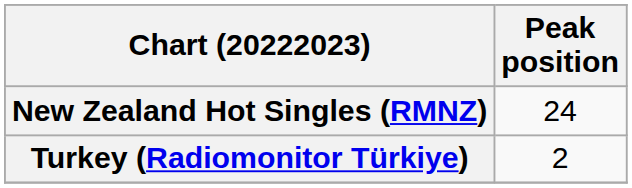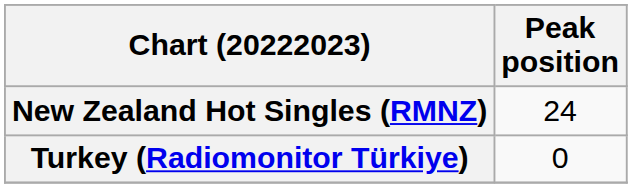(560, 158) 2 -> (560, 158) 0
